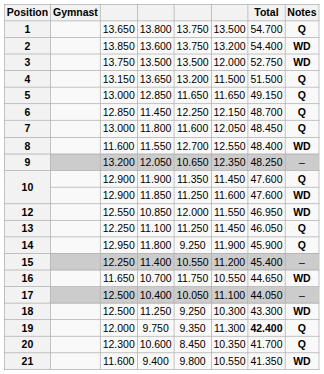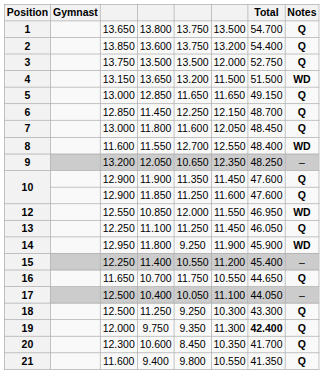(302, 46) WD -> (302, 46) Q
(302, 63) WD -> (302, 63) Q
(302, 79) Q -> (302, 79) WD
(302, 195) WD -> (302, 195) Q
(302, 245) Q -> (302, 245) WD
(302, 278) WD -> (302, 278) Q
(302, 312) WD -> (302, 312) Q
(302, 361) WD -> (302, 361) Q
